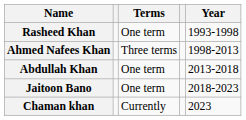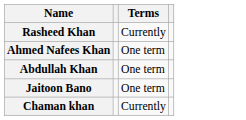- column: (213, 13)
(143, 32) One term -> (143, 32) Currently
(149, 50) Three terms -> (143, 50) One term
